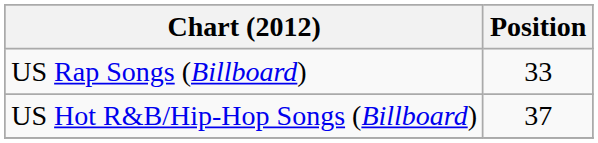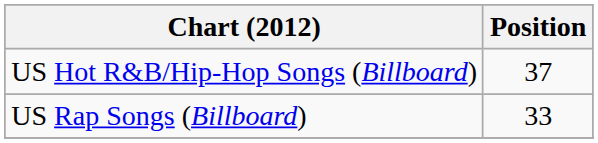rows swapped: (244, 115) <-> (159, 71)
